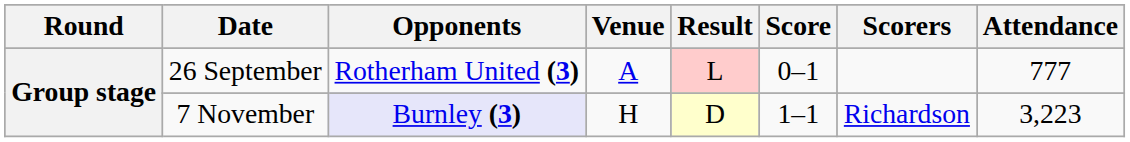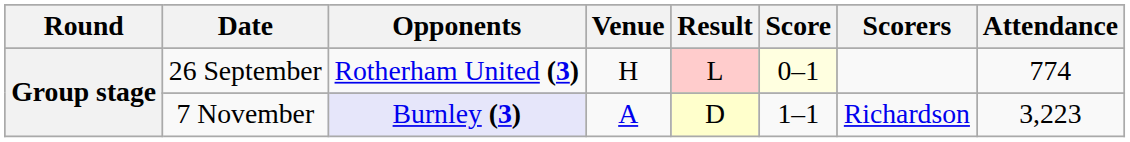(628, 70) A -> (628, 70) H
(798, 70) no background -> (798, 70) lightyellow background
(1050, 70) 777 -> (1050, 70) 774
(628, 114) H -> (628, 114) A
